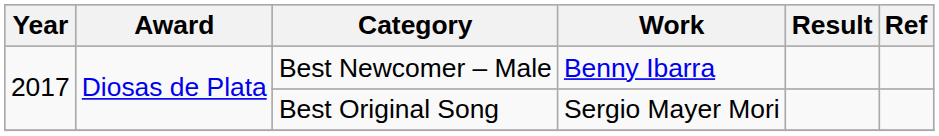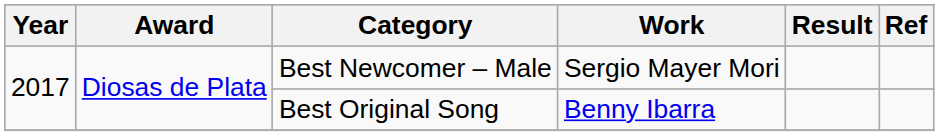(640, 67) Benny Ibarra -> (672, 67) Sergio Mayer Mori
(672, 109) Sergio Mayer Mori -> (640, 109) Benny Ibarra
